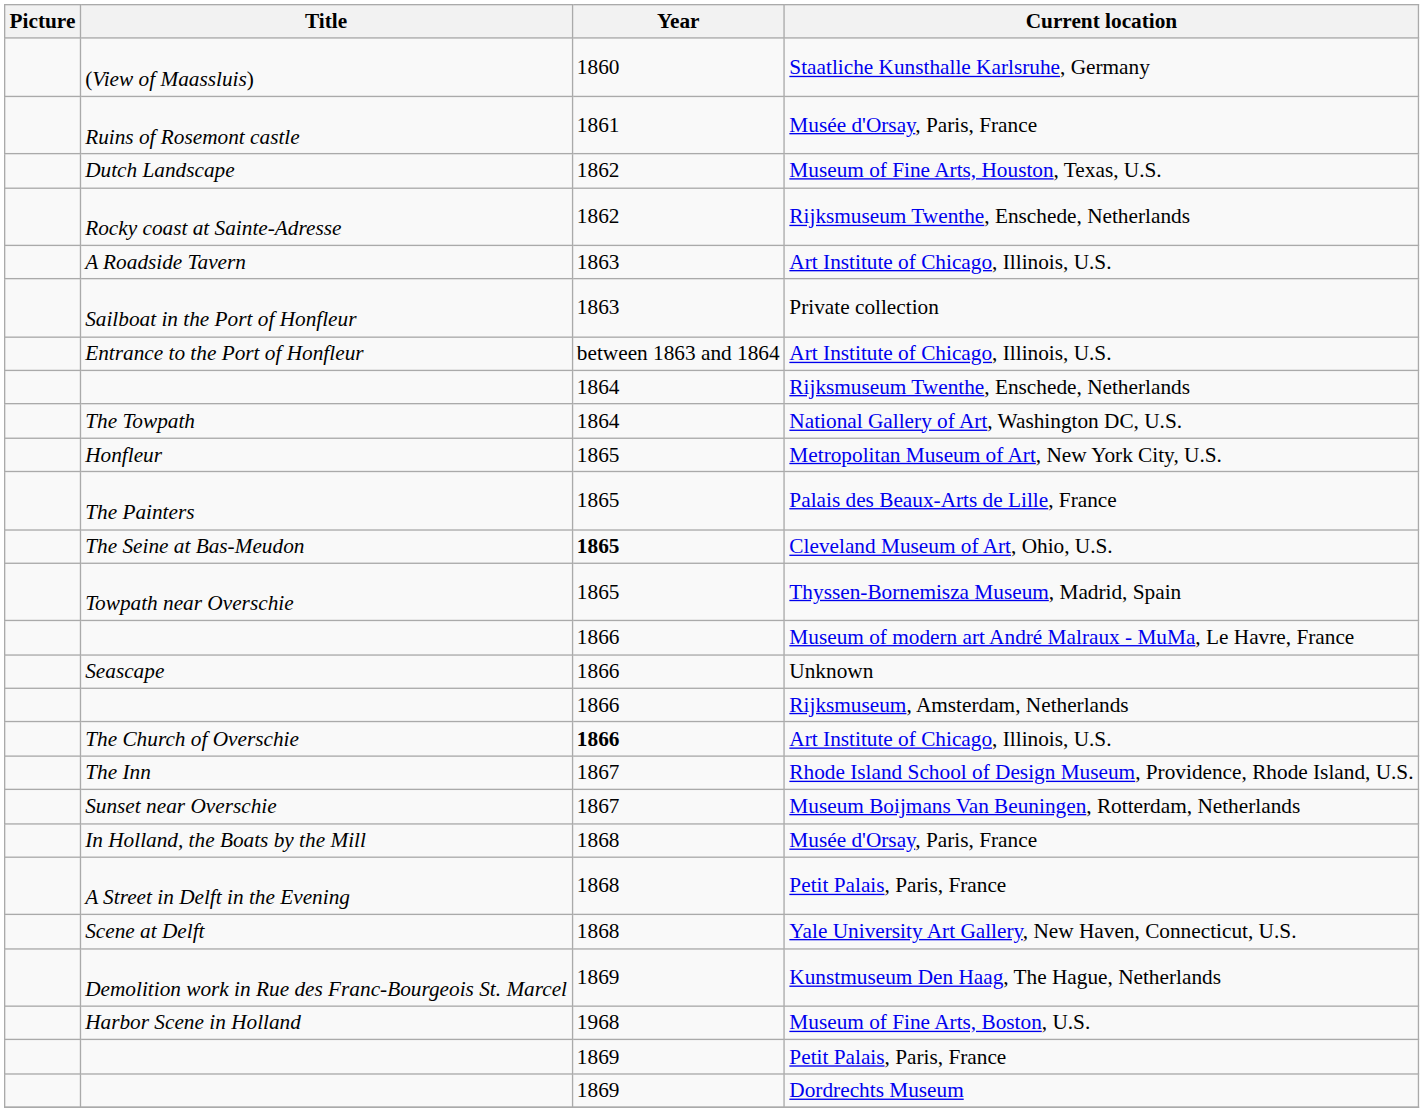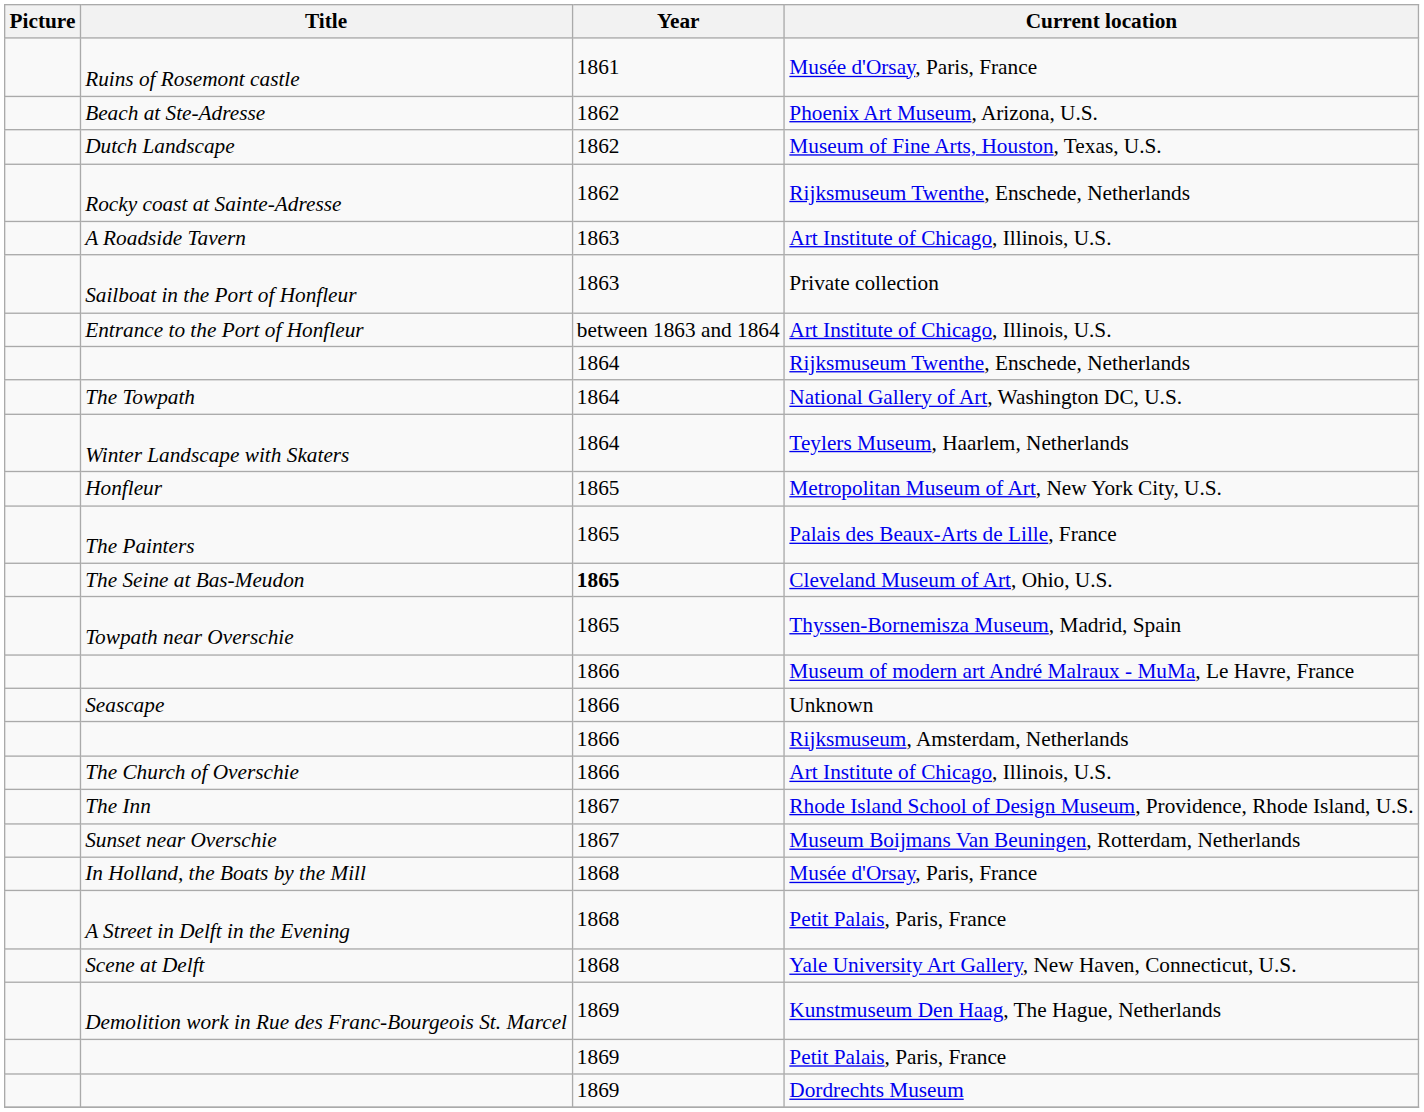- row: (170, 79)
+ row: (175, 112)
+ row: (217, 454)
(598, 738) bold -> (598, 772) normal
- row: (193, 1022)
